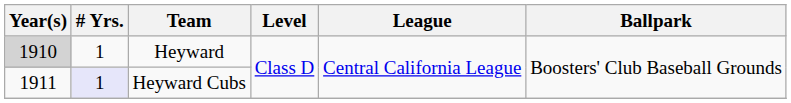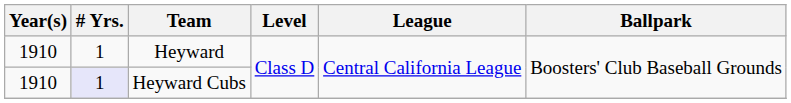(38, 51) lightgrey background -> (38, 51) no background
(38, 83) 1911 -> (38, 83) 1910
